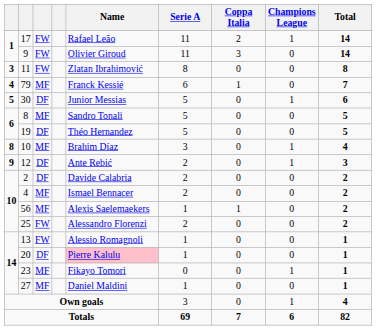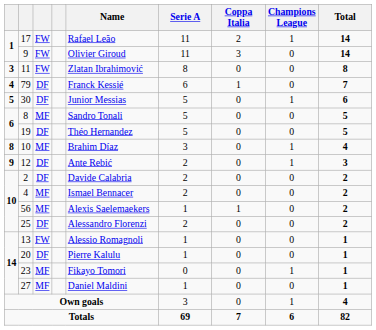(42, 85) MF -> (42, 85) DF
(42, 224) FW -> (42, 224) DF
(94, 255) pink background -> (94, 255) no background
